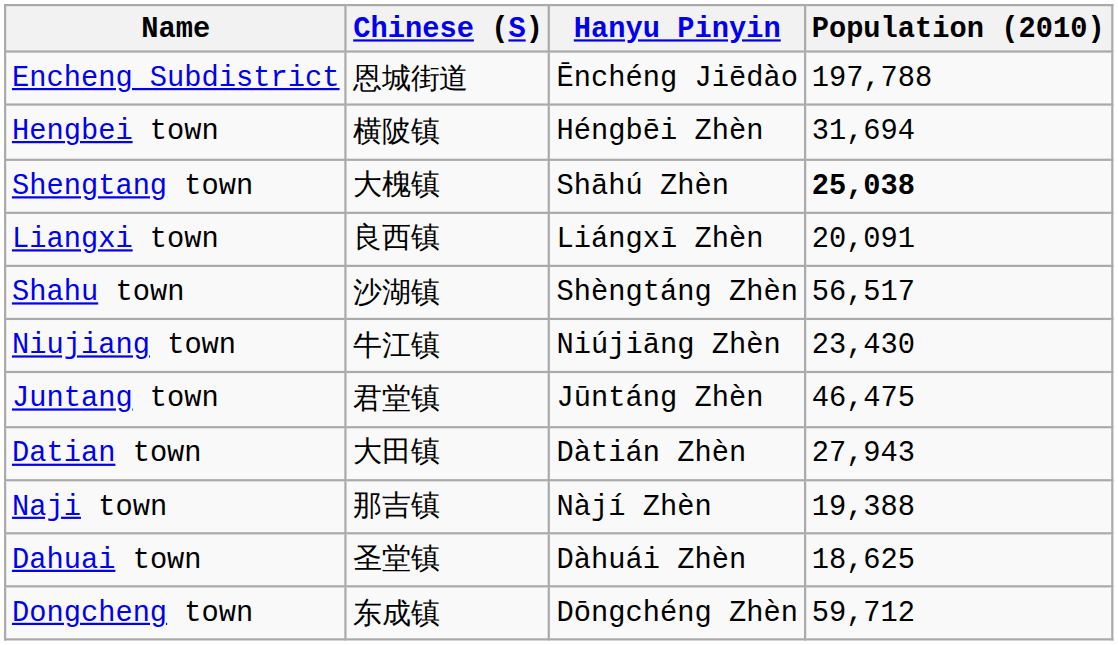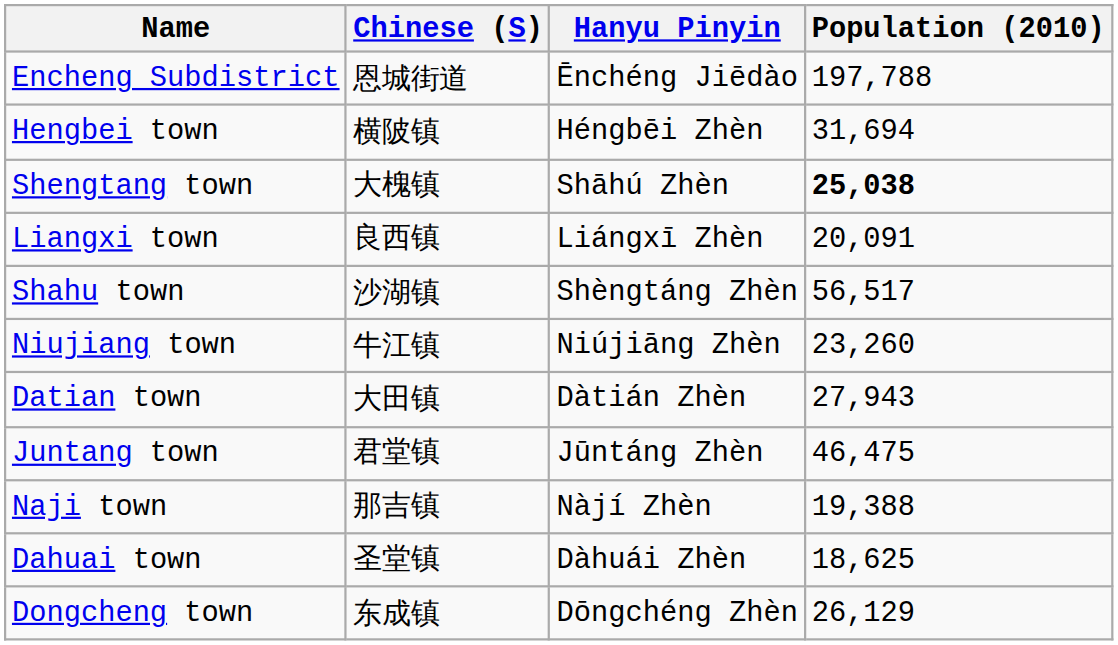(863, 346) 23,430 -> (863, 346) 23,260
rows swapped: (115, 399) <-> (107, 453)
(863, 613) 59,712 -> (863, 613) 26,129
